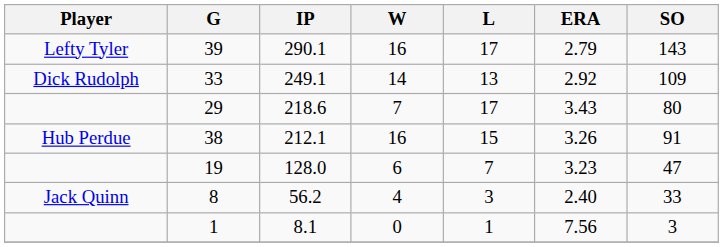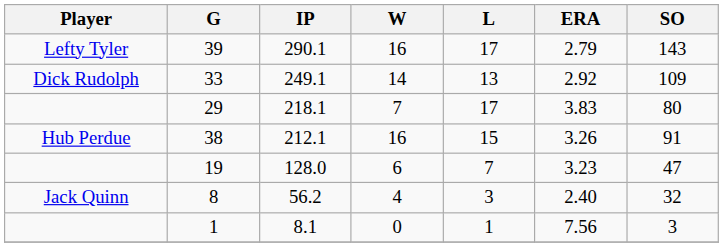(305, 108) 218.6 -> (305, 108) 218.1
(581, 108) 3.43 -> (581, 108) 3.83
(672, 197) 33 -> (672, 197) 32
